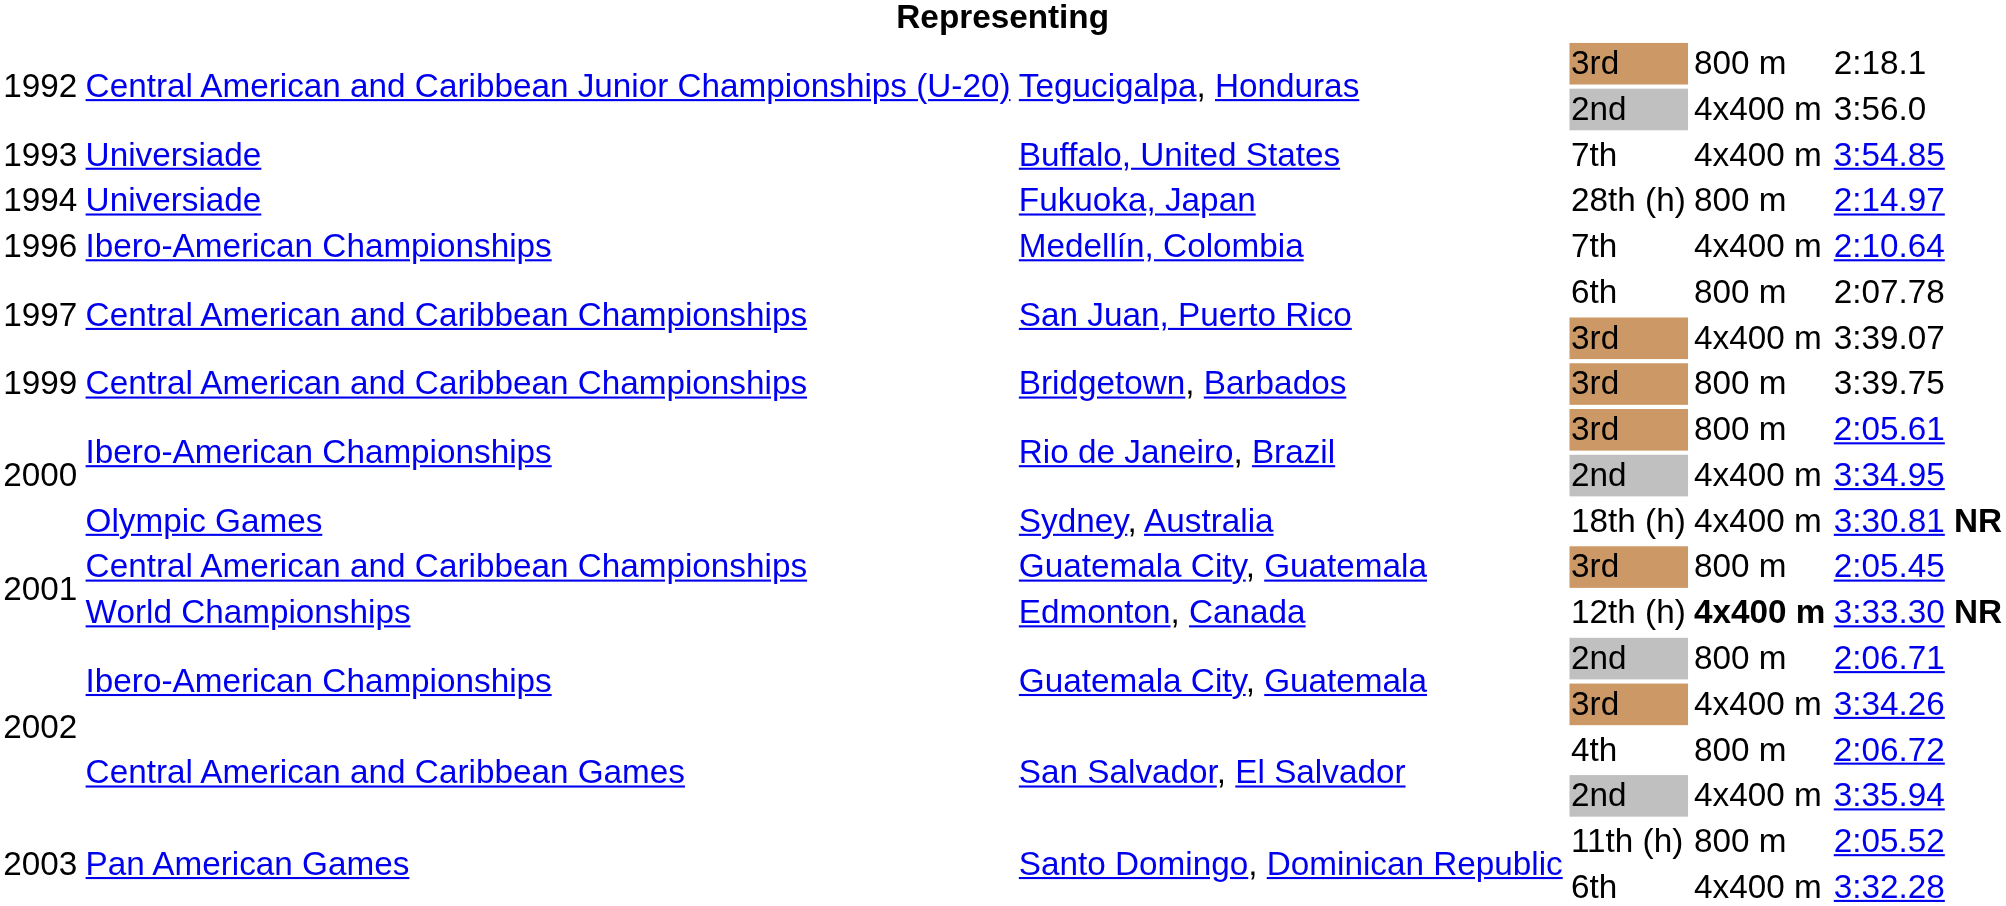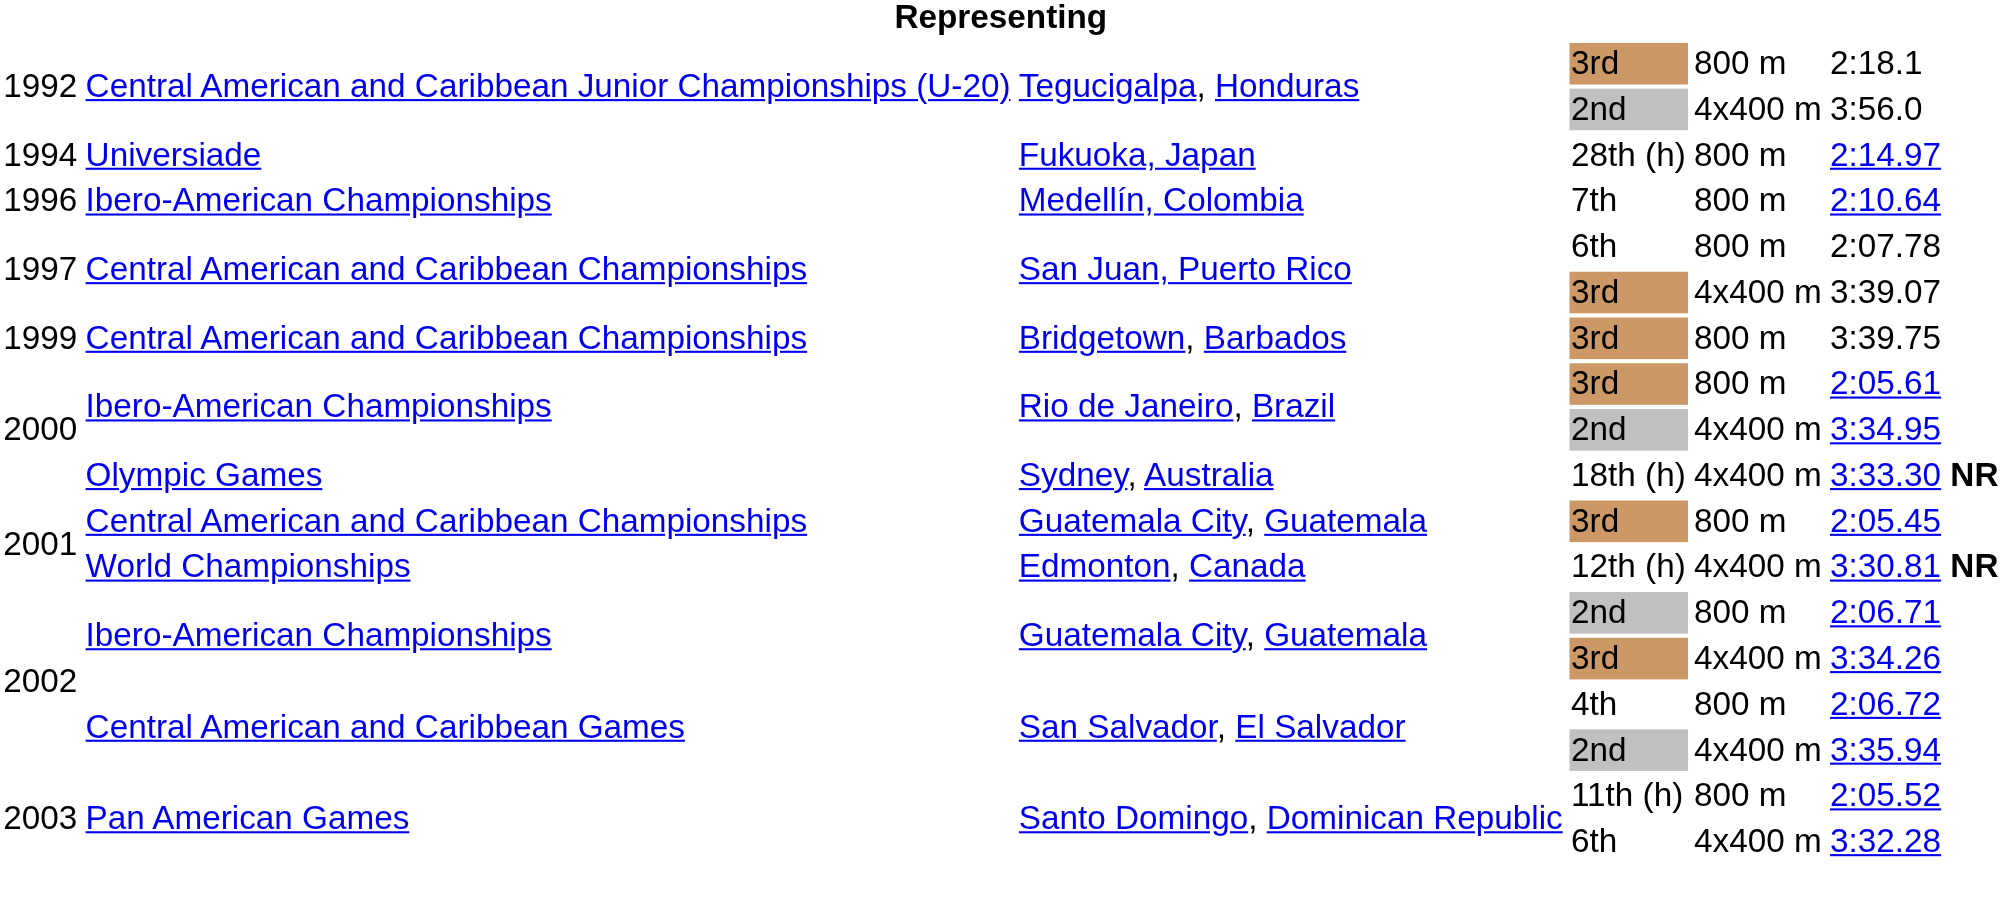- row: (1179, 154)
(1758, 246) 4x400 m -> (1740, 200) 800 m
(1918, 520) 3:30.81 NR -> (1914, 475) 3:33.30 NR
(1760, 612) bold -> (1758, 566) normal
(1918, 612) 3:33.30 NR -> (1914, 566) 3:30.81 NR
